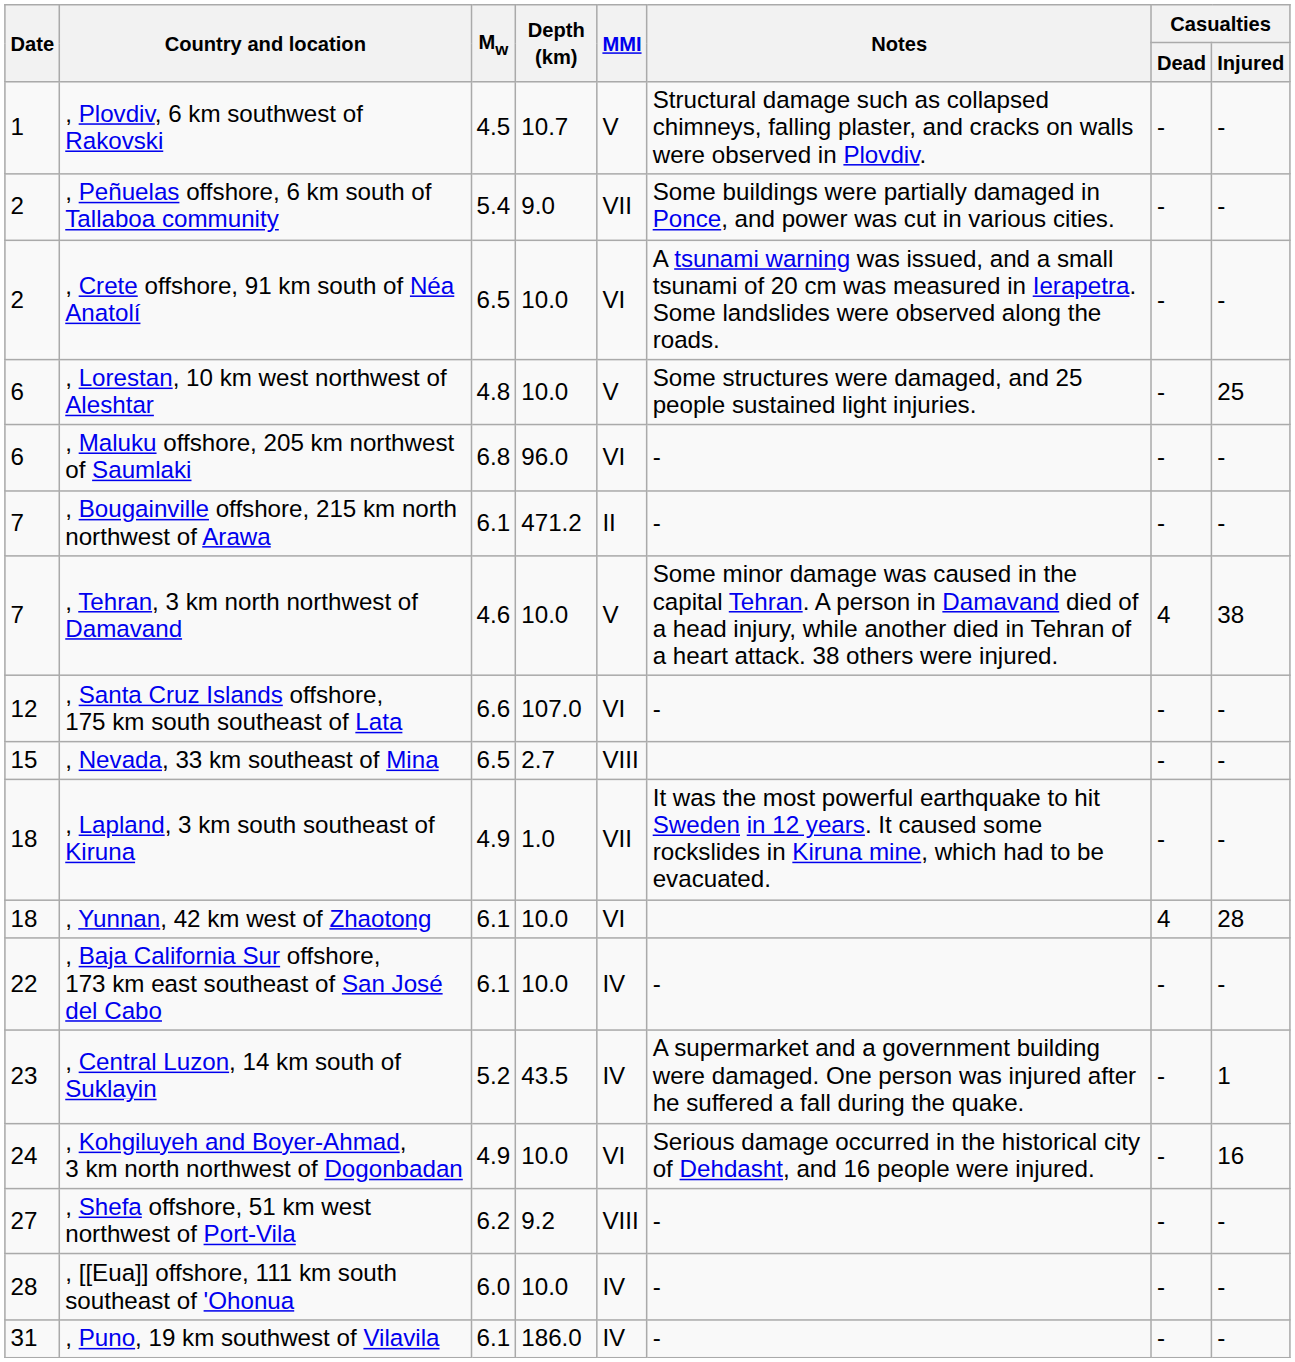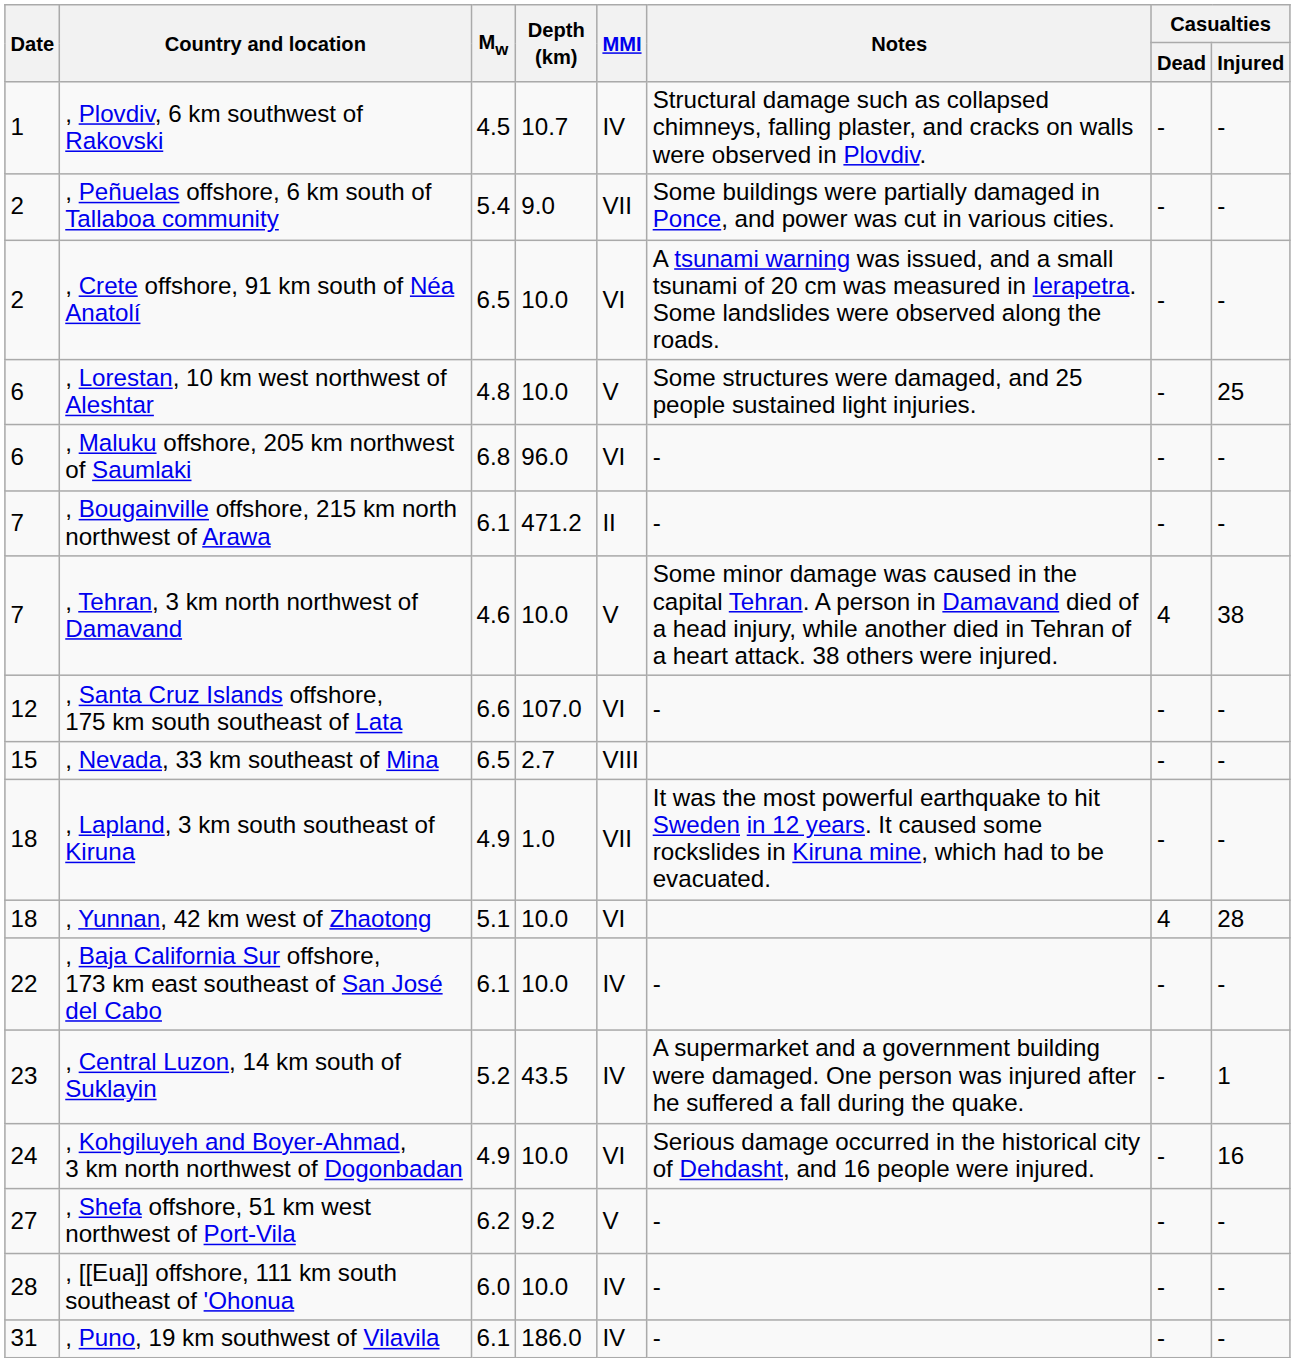(610, 127) V -> (614, 127) IV
(493, 918) 6.1 -> (493, 918) 5.1
(621, 1221) VIII -> (610, 1221) V
